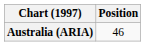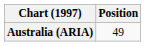(118, 31) 46 -> (118, 31) 49
